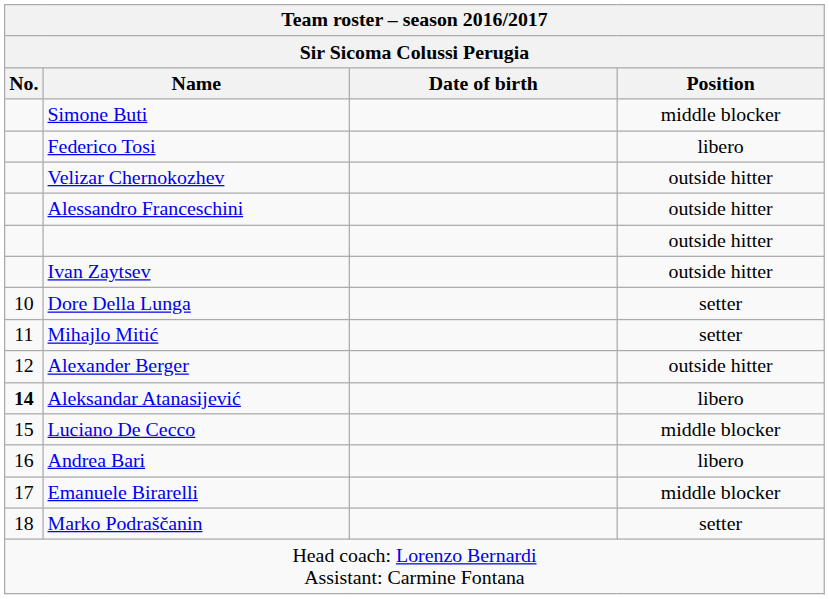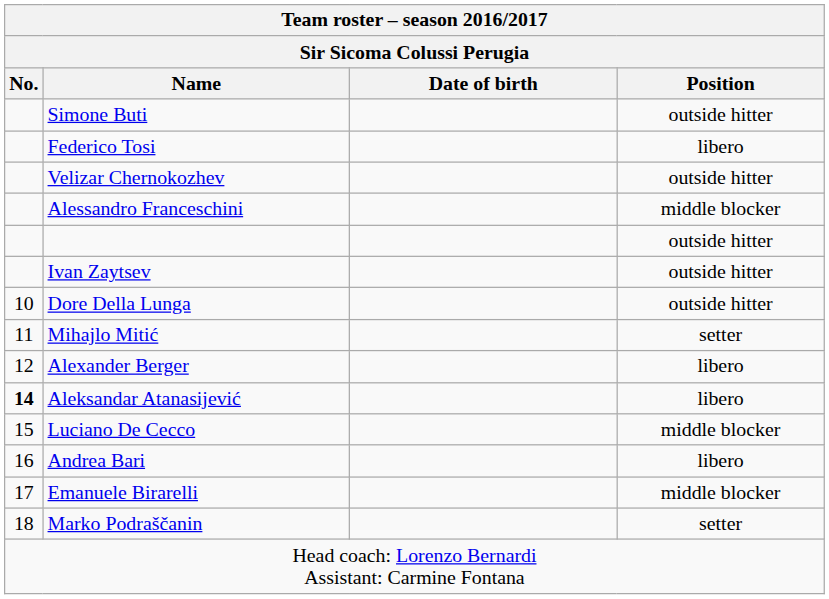(721, 114) middle blocker -> (721, 114) outside hitter
(721, 209) outside hitter -> (721, 209) middle blocker
(721, 303) setter -> (721, 303) outside hitter
(721, 366) outside hitter -> (721, 366) libero
